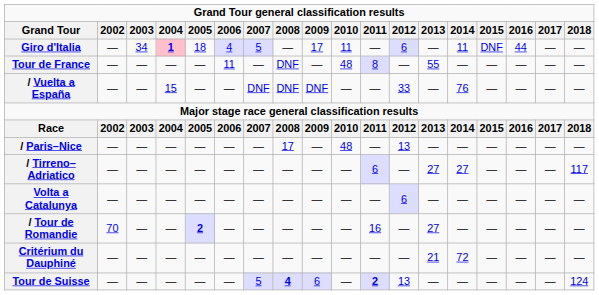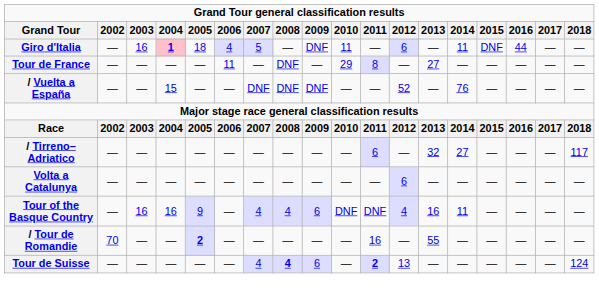(142, 47) 34 -> (142, 47) 16
(317, 47) 17 -> (317, 47) DNF
(346, 64) 48 -> (346, 64) 29
(433, 64) 55 -> (433, 64) 27
(404, 88) 33 -> (404, 88) 52
- row: (51, 146)
(433, 169) 27 -> (433, 152) 32
+ row: (51, 211)
(433, 228) 27 -> (433, 240) 55
- row: (51, 258)
(258, 281) 5 -> (258, 264) 4
